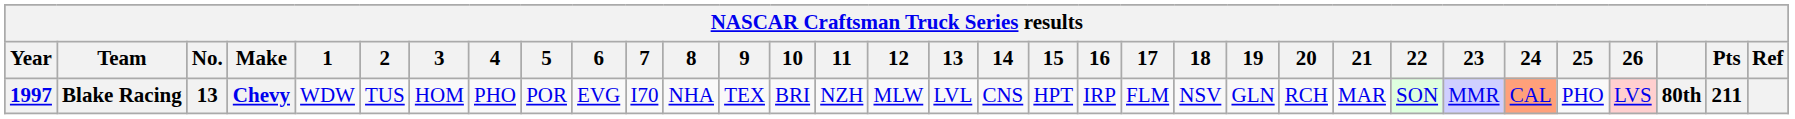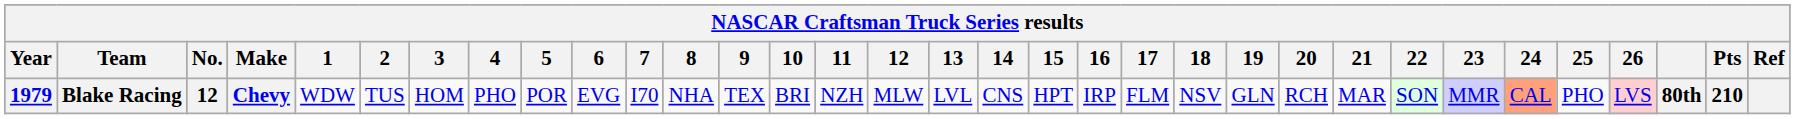(31, 95) 1997 -> (31, 95) 1979
(207, 95) 13 -> (207, 95) 12
(1727, 95) 211 -> (1727, 95) 210
